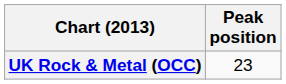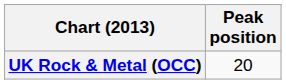(243, 65) 23 -> (243, 65) 20
